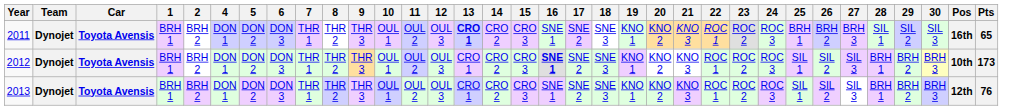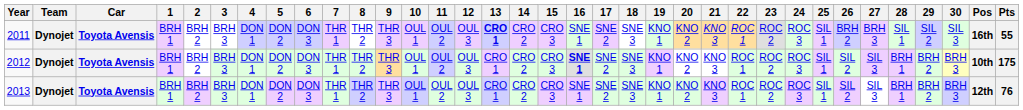+ column: (224, 12)
(800, 35) BRH 1 -> (824, 35) SIL 1
(986, 35) 65 -> (1007, 35) 55
(986, 63) 173 -> (1007, 63) 175
